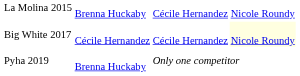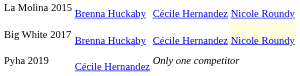(112, 40) Cécile Hernandez -> (110, 40) Brenna Huckaby
(110, 66) Brenna Huckaby -> (112, 66) Cécile Hernandez
